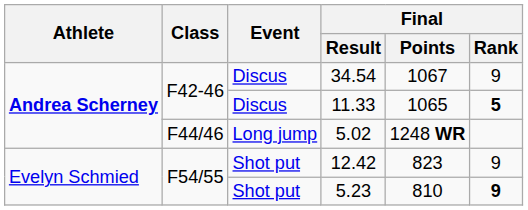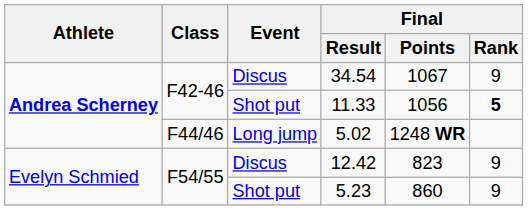(260, 105) Discus -> (266, 105) Shot put
(427, 105) 1065 -> (427, 105) 1056
(266, 163) Shot put -> (260, 163) Discus
(427, 191) 810 -> (427, 191) 860
(496, 191) bold -> (496, 191) normal
